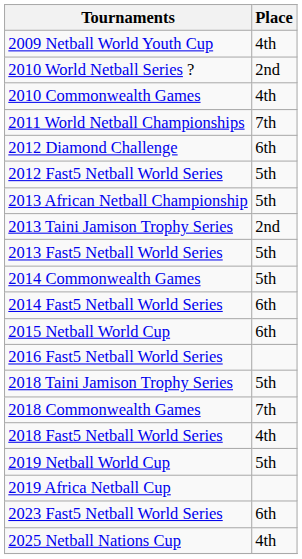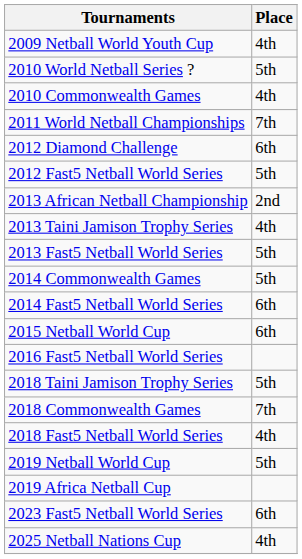(268, 69) 2nd -> (266, 69) 5th
(266, 200) 5th -> (268, 200) 2nd
(268, 226) 2nd -> (266, 226) 4th
